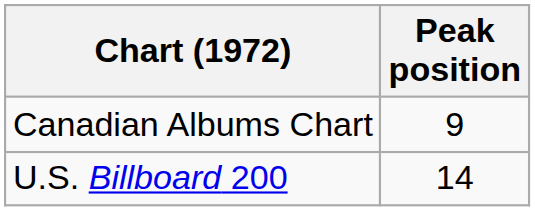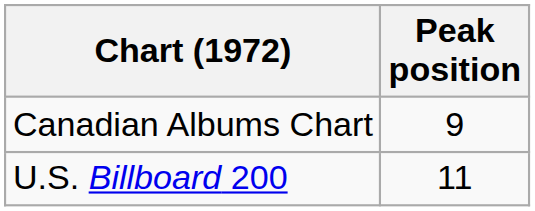(455, 177) 14 -> (455, 177) 11
